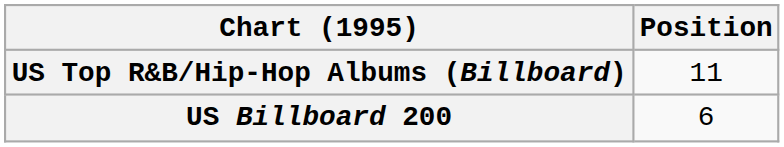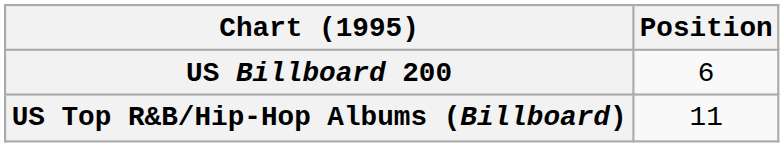rows swapped: (319, 118) <-> (319, 73)
